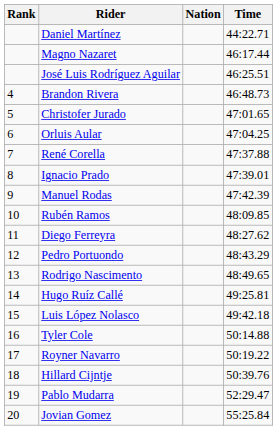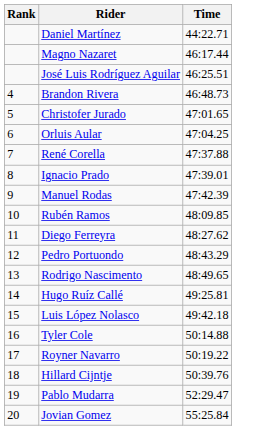- column: (203, 14)
